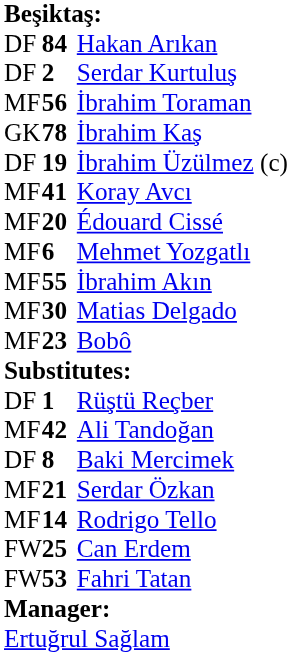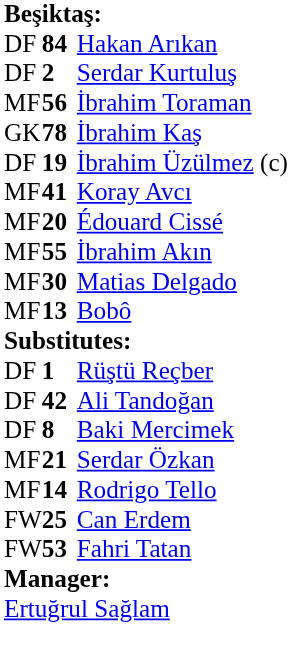- row: (164, 251)
(54, 340) 23 -> (54, 310) 13
(22, 430) MF -> (20, 400) DF
